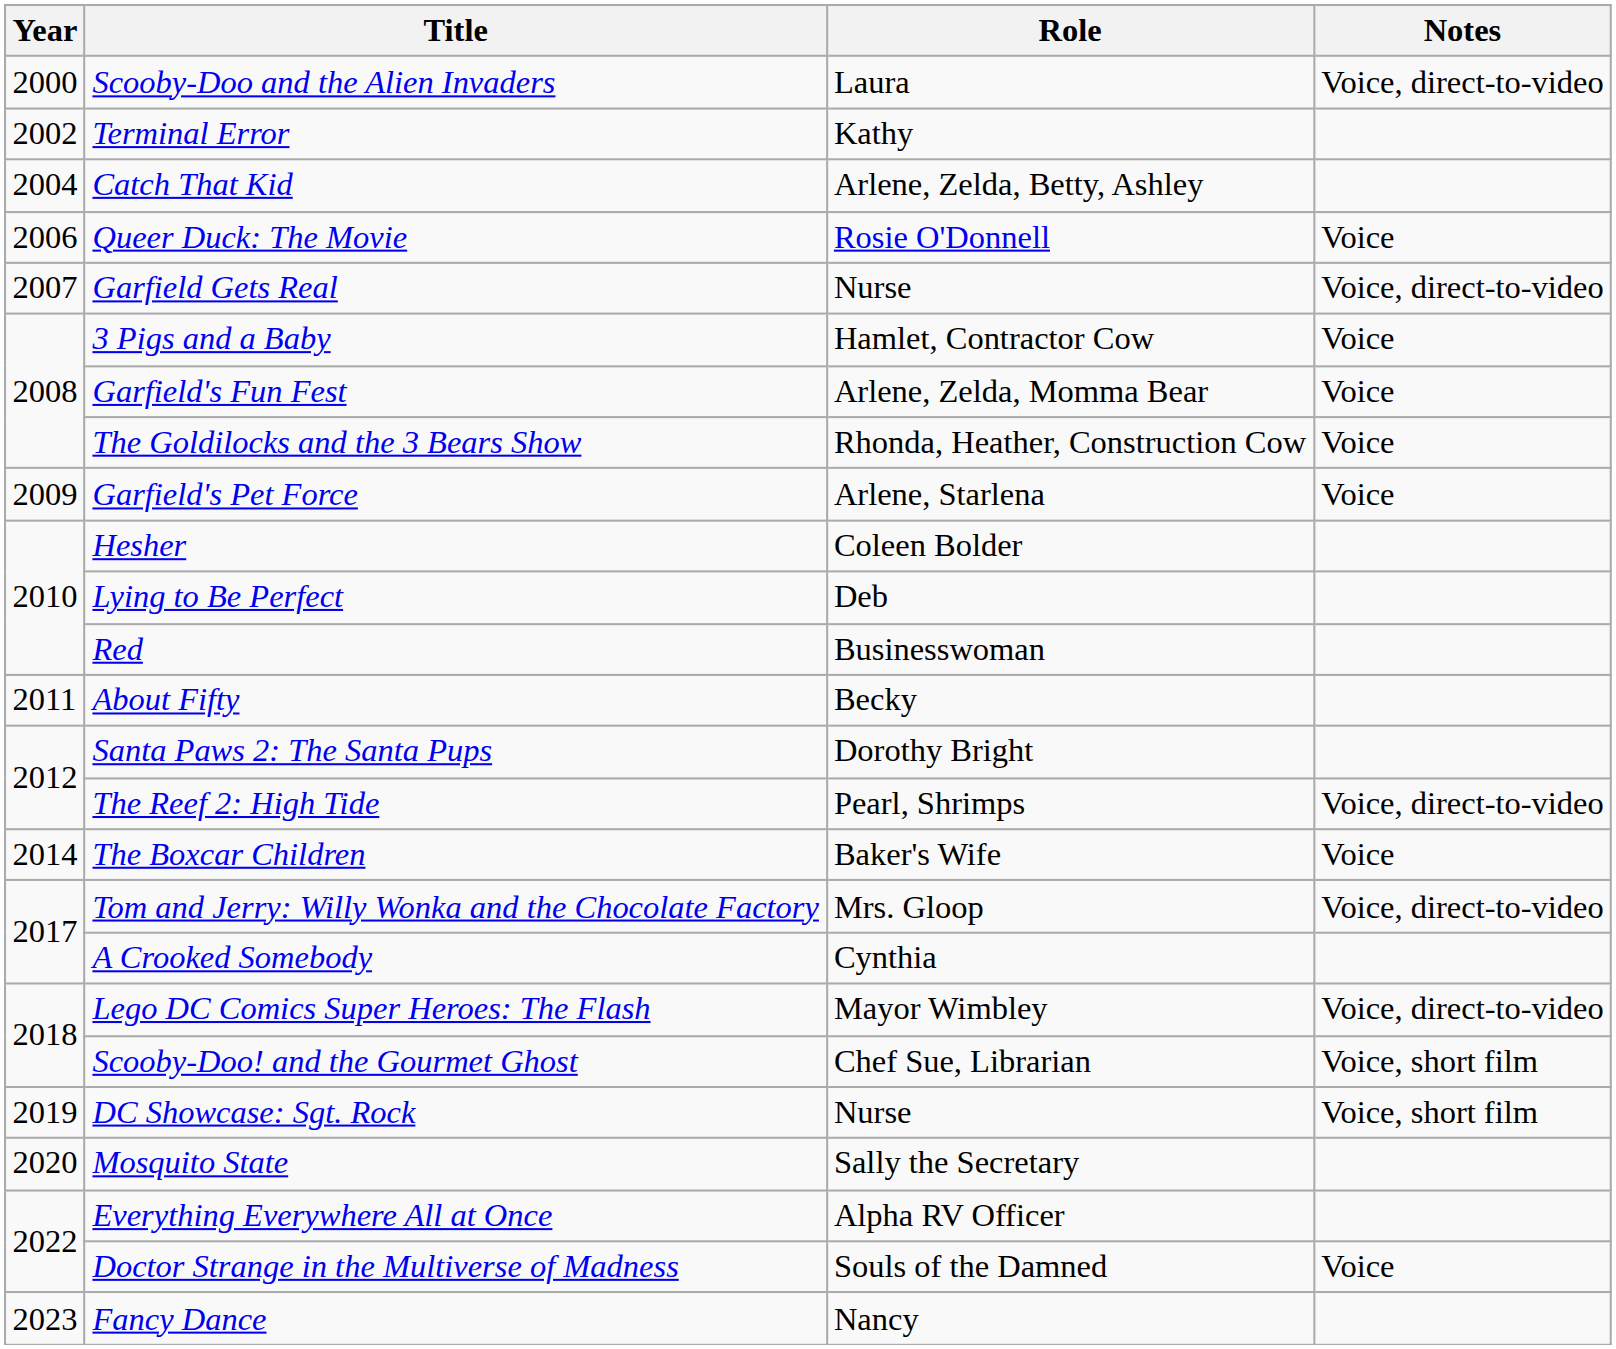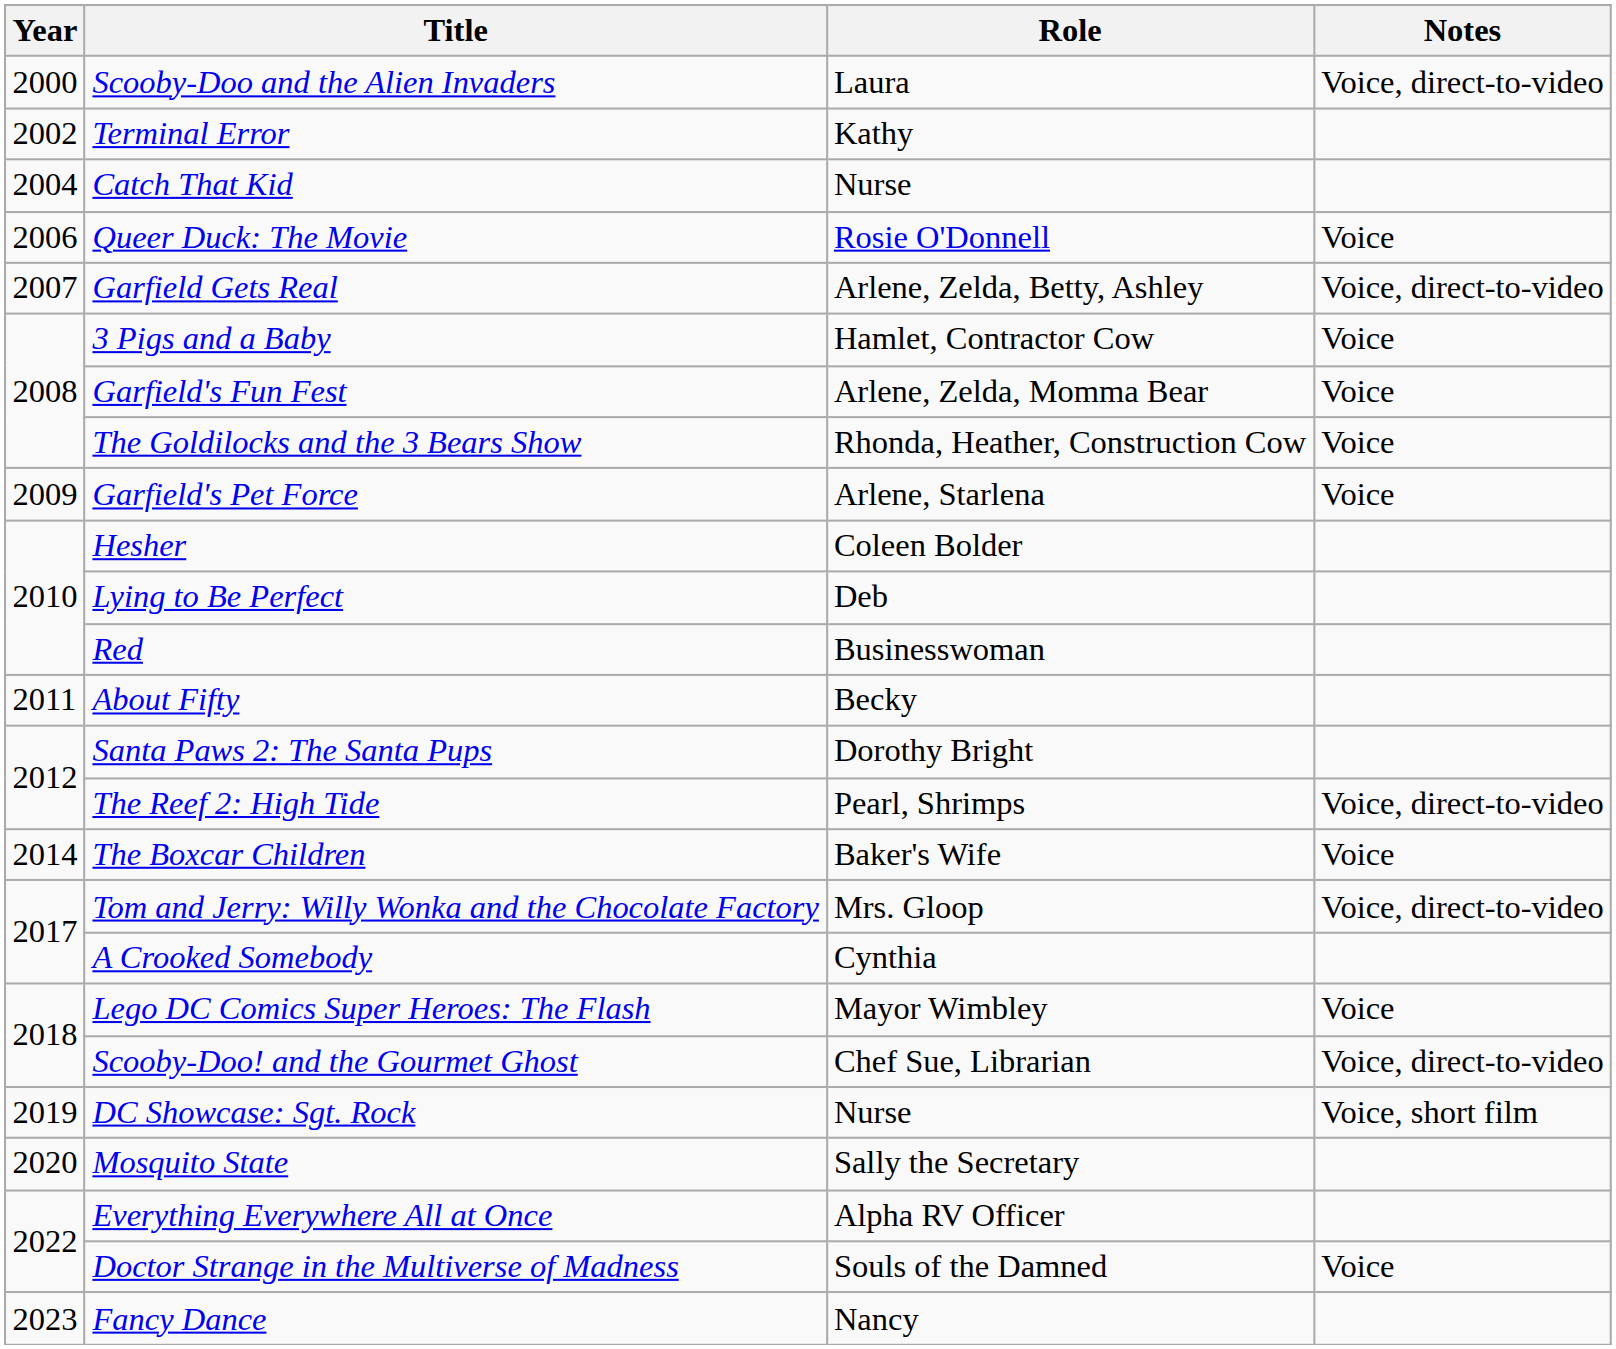(1019, 184) Arlene, Zelda, Betty, Ashley -> (873, 184) Nurse
(873, 287) Nurse -> (1019, 287) Arlene, Zelda, Betty, Ashley
(1462, 1008) Voice, direct-to-video -> (1358, 1008) Voice
(1430, 1060) Voice, short film -> (1462, 1060) Voice, direct-to-video
